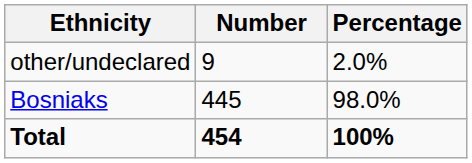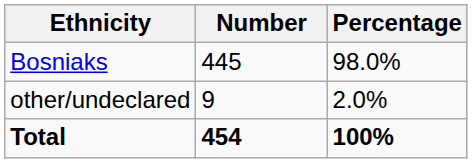rows swapped: (59, 99) <-> (100, 61)
